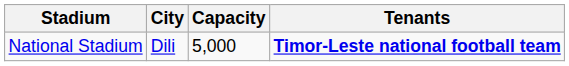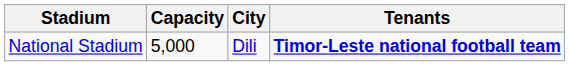columns swapped: (229, 18) <-> (167, 18)
